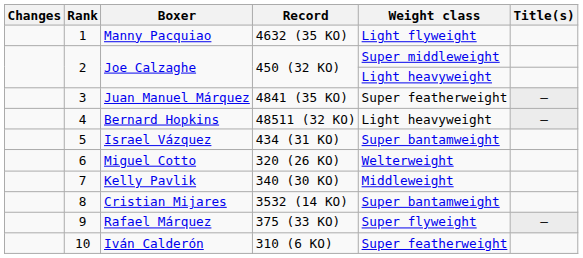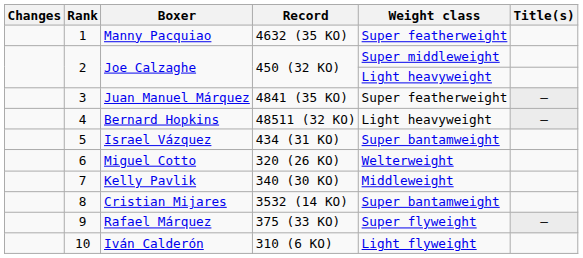(419, 36) Light flyweight -> (434, 36) Super featherweight
(434, 243) Super featherweight -> (419, 243) Light flyweight
